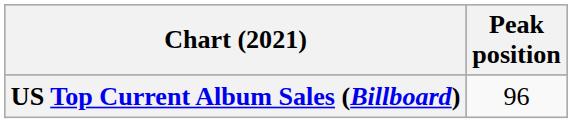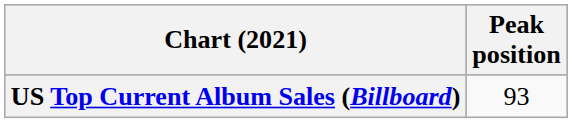(517, 95) 96 -> (517, 95) 93
